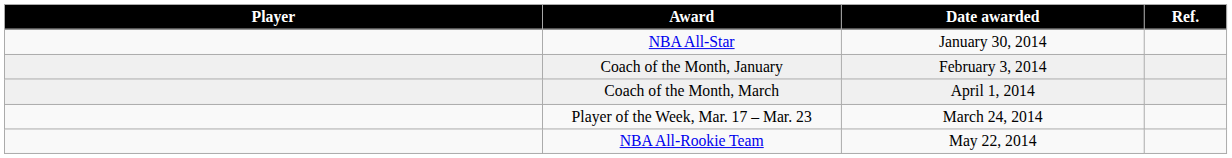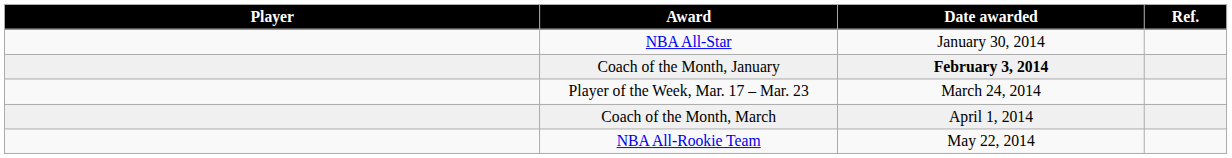(993, 66) normal -> (991, 66) bold
rows swapped: (692, 116) <-> (692, 91)
